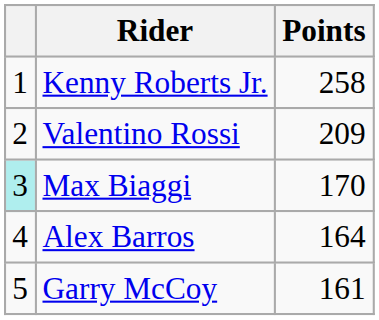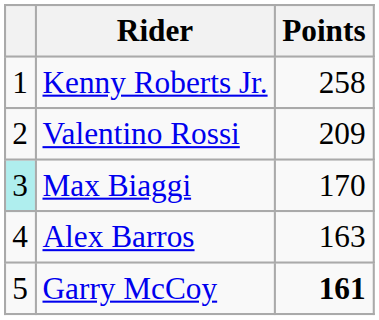(342, 237) 164 -> (342, 237) 163
(342, 288) normal -> (342, 288) bold
